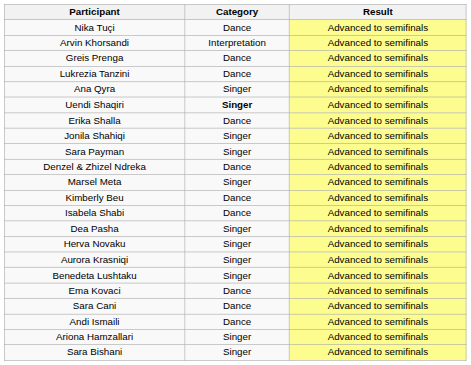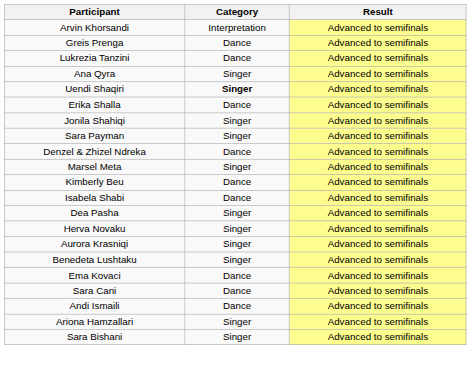- row: (95, 27)
